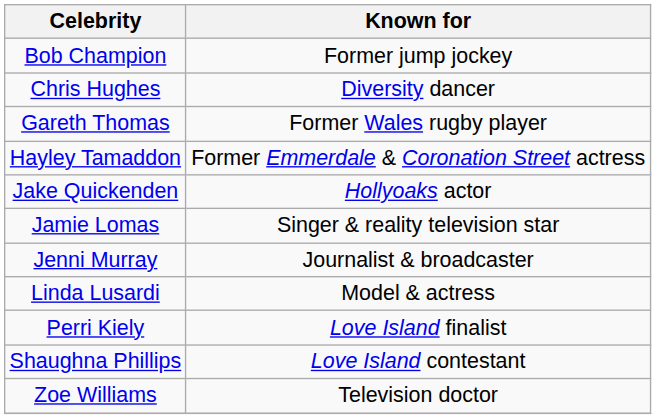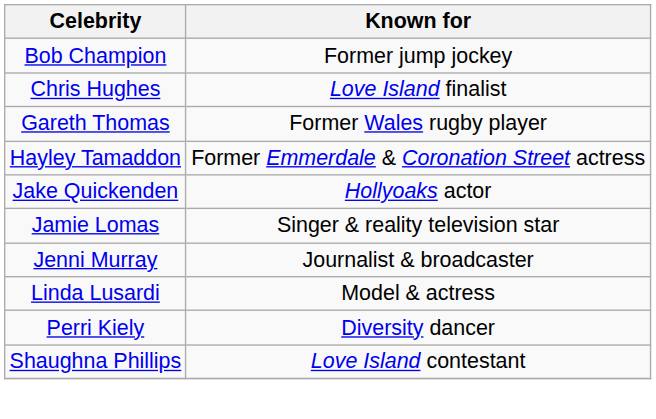(418, 89) Diversity dancer -> (418, 89) Love Island finalist
(418, 327) Love Island finalist -> (418, 327) Diversity dancer
- row: (95, 395)
